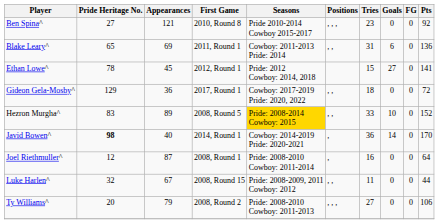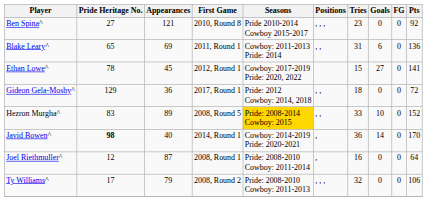(282, 73) Pride: 2012 Cowboy: 2014, 2018 -> (277, 73) Cowboy: 2017-2019 Pride: 2020, 2022
(281, 95) Cowboy: 2017-2019 Pride: 2020, 2022 -> (278, 95) Pride: 2012 Cowboy: 2014, 2018
- row: (28, 180)
(111, 202) 20 -> (111, 180) 17
(370, 202) 27 -> (358, 180) 32
